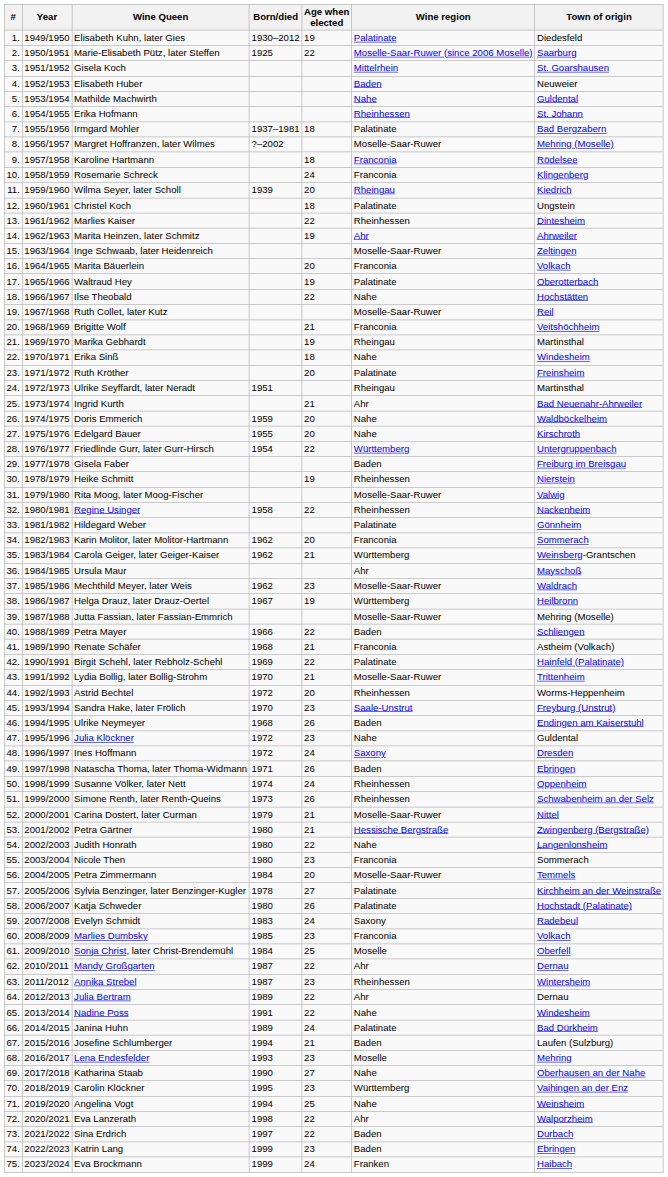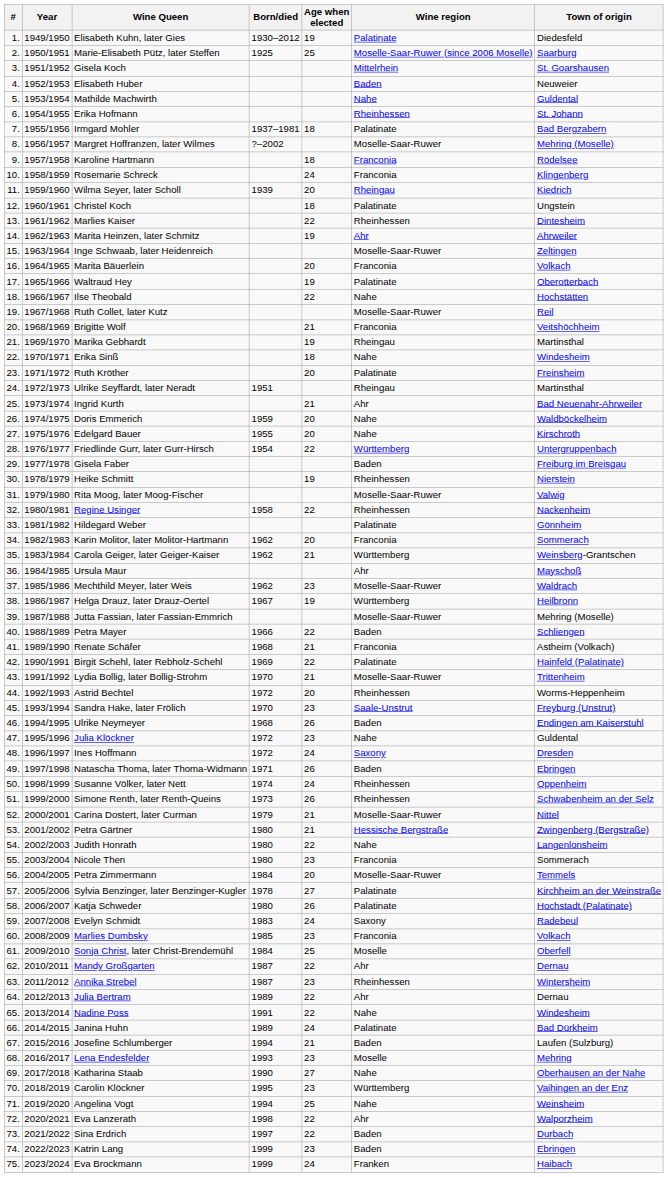(309, 53) 22 -> (309, 53) 25
